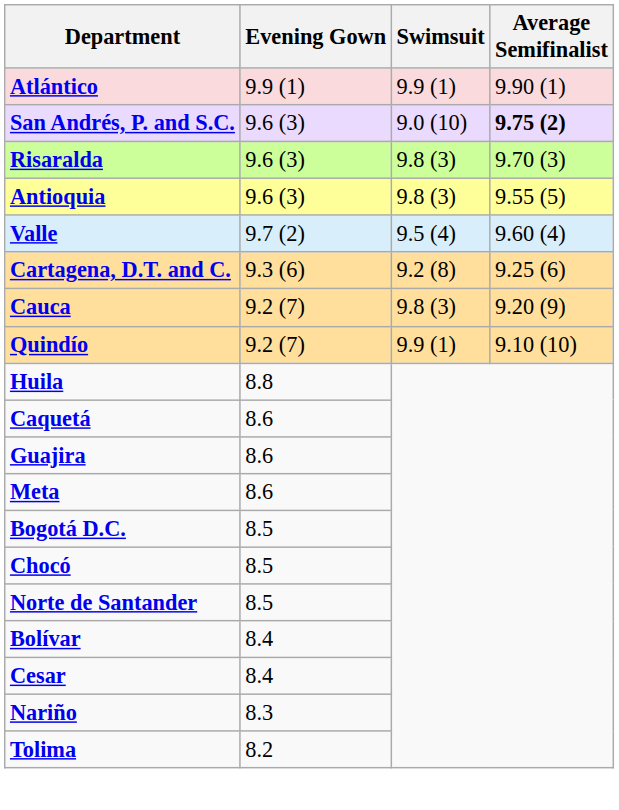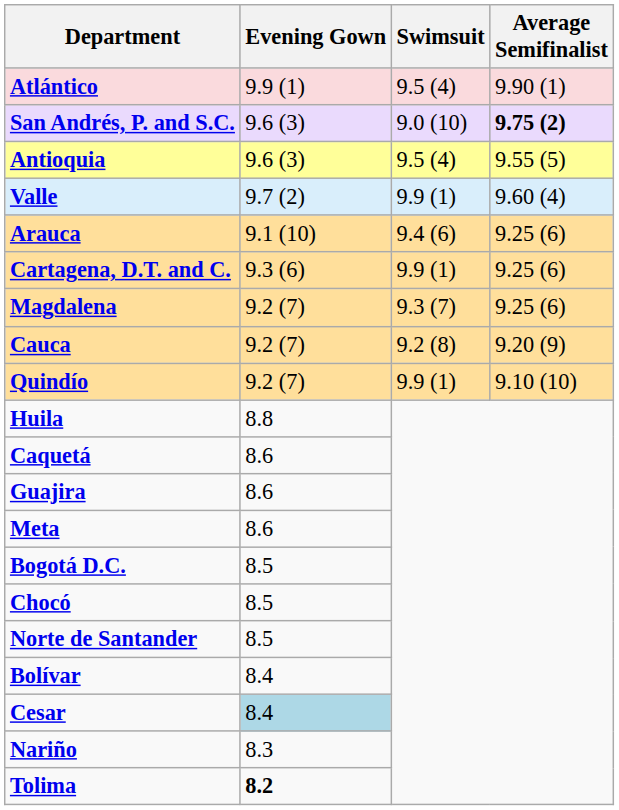(426, 86) 9.9 (1) -> (426, 86) 9.5 (4)
- row: (56, 160)
(426, 196) 9.8 (3) -> (426, 160) 9.5 (4)
(426, 233) 9.5 (4) -> (426, 196) 9.9 (1)
+ row: (45, 233)
(426, 270) 9.2 (8) -> (426, 270) 9.9 (1)
+ row: (63, 307)
(426, 307) 9.8 (3) -> (426, 344) 9.2 (8)
(259, 675) no background -> (259, 712) lightblue background
(259, 749) normal -> (259, 786) bold
